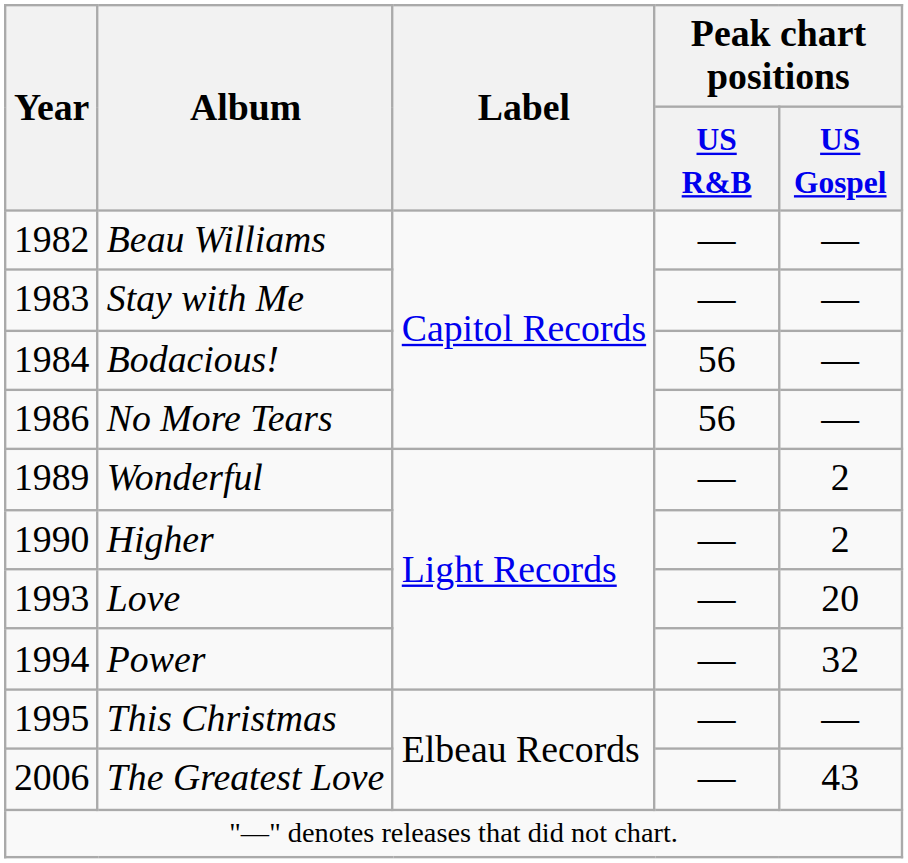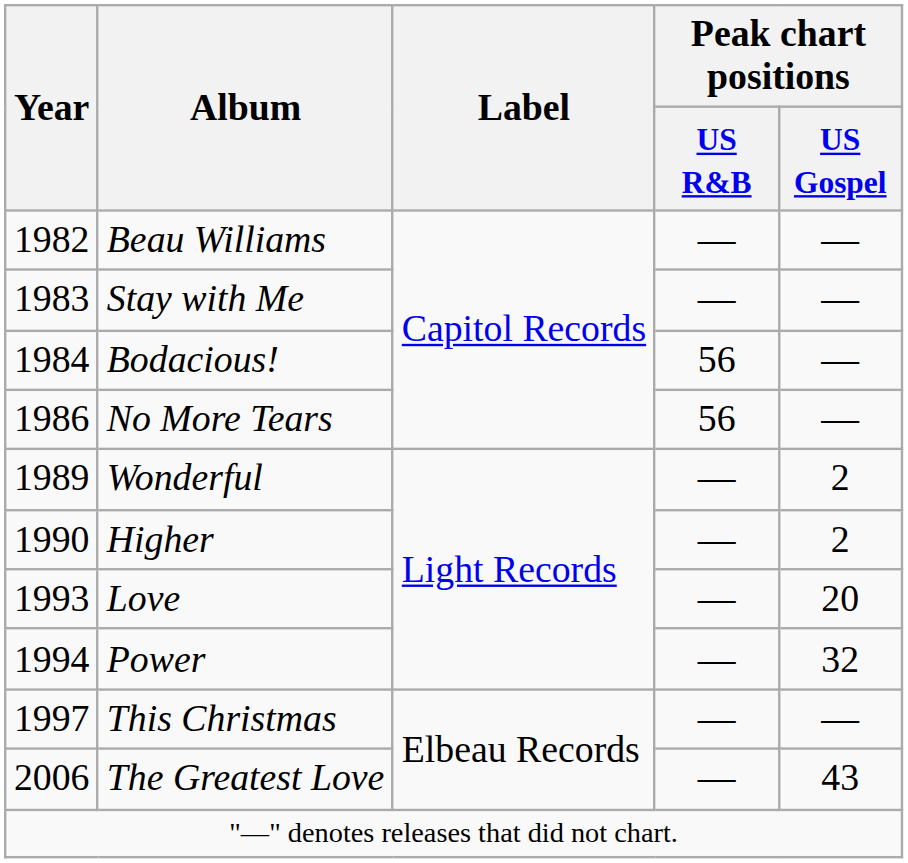(52, 718) 1995 -> (52, 718) 1997
